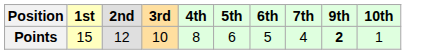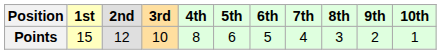+ column: (339, 15)
(339, 38) bold -> (375, 38) normal
